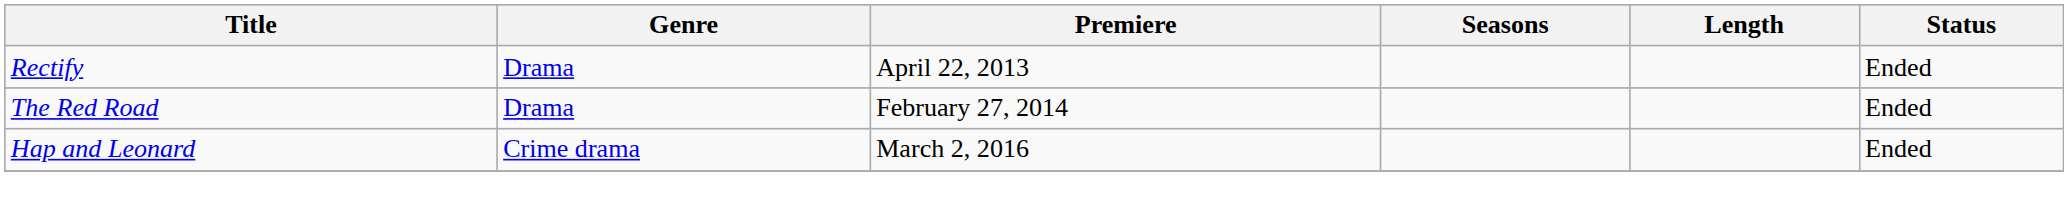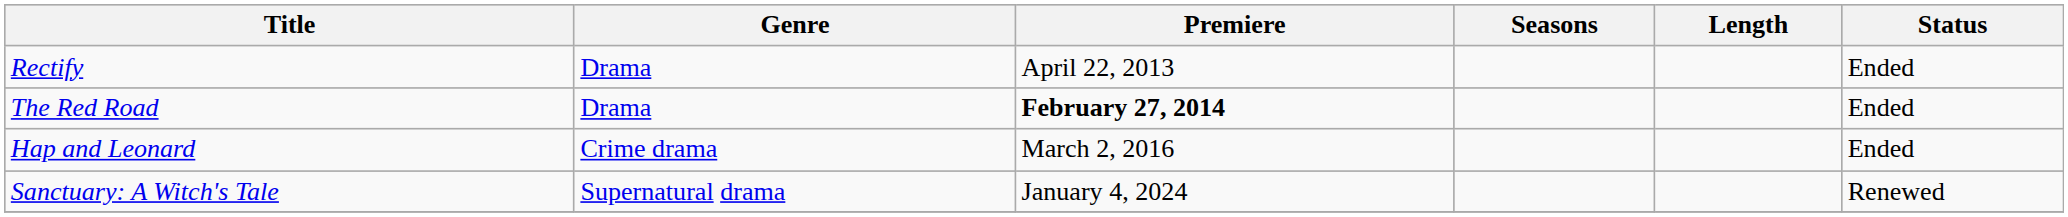(972, 107) normal -> (1123, 107) bold
+ row: (145, 190)
